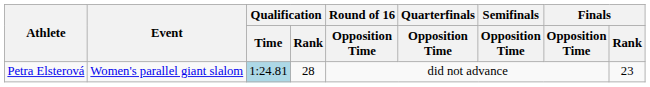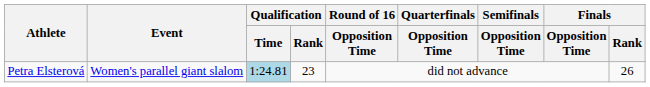(308, 72) 28 -> (308, 72) 23
(627, 72) 23 -> (627, 72) 26
